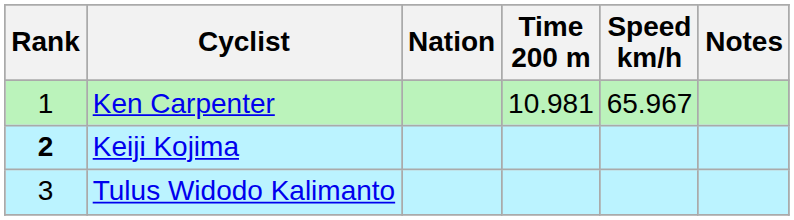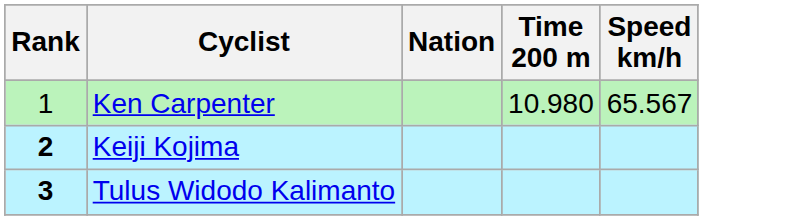- column: (744, 42)
(551, 102) 10.981 -> (551, 102) 10.980
(649, 102) 65.967 -> (649, 102) 65.567
(46, 191) normal -> (46, 191) bold
